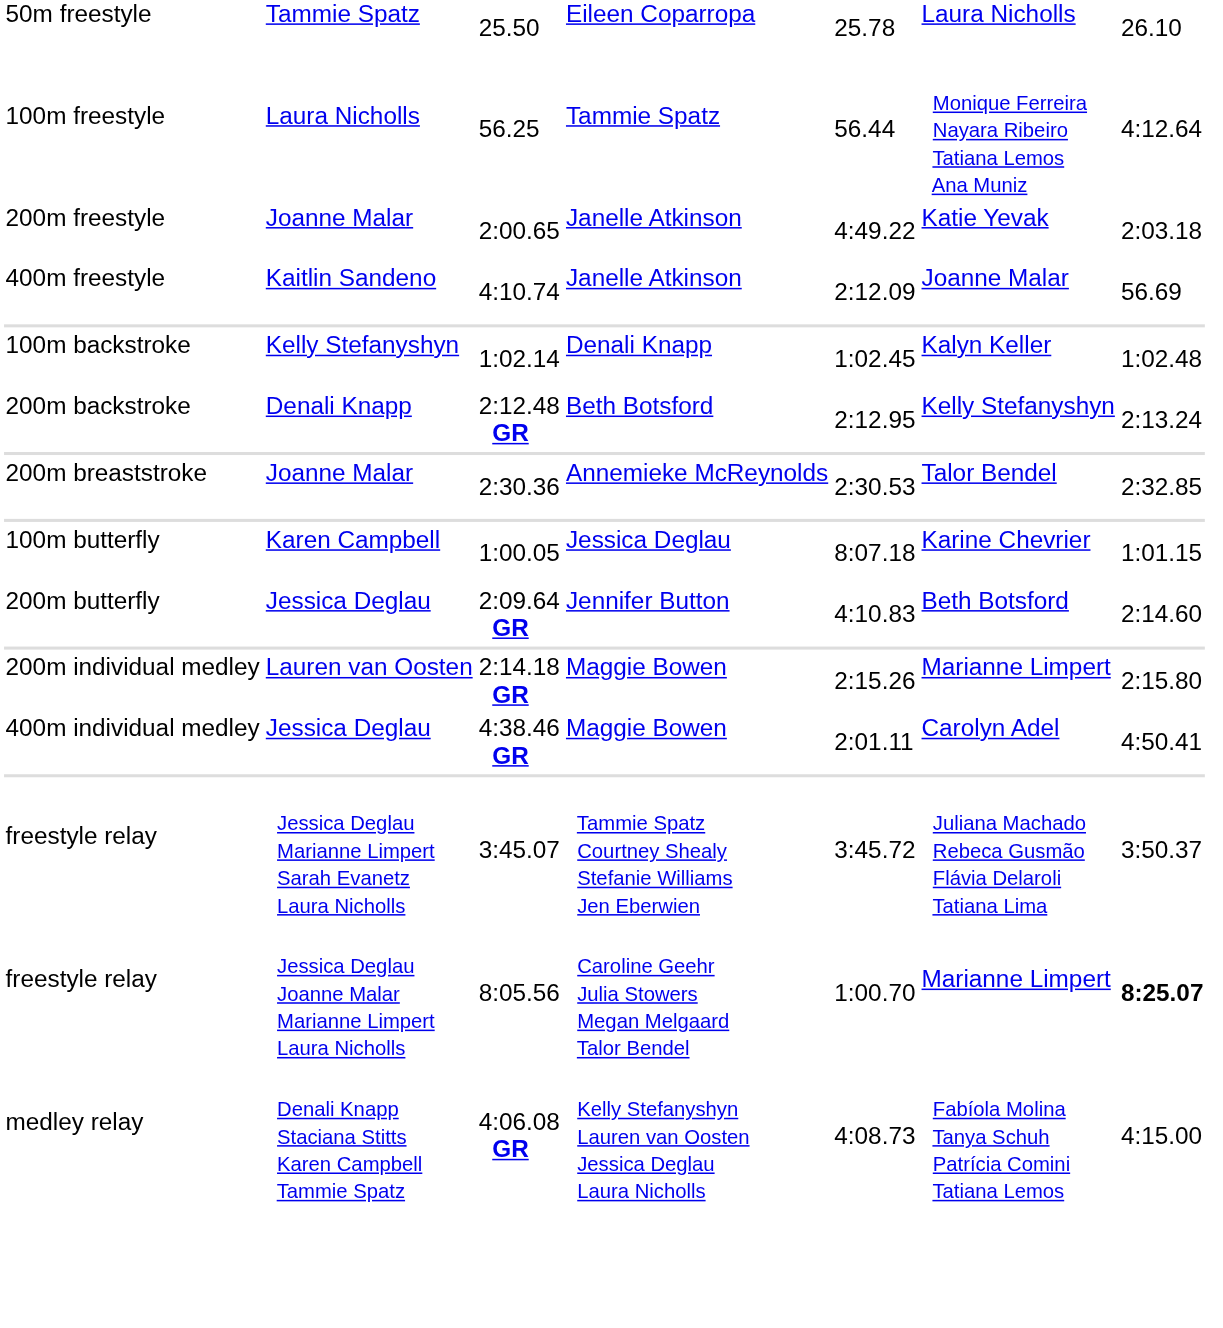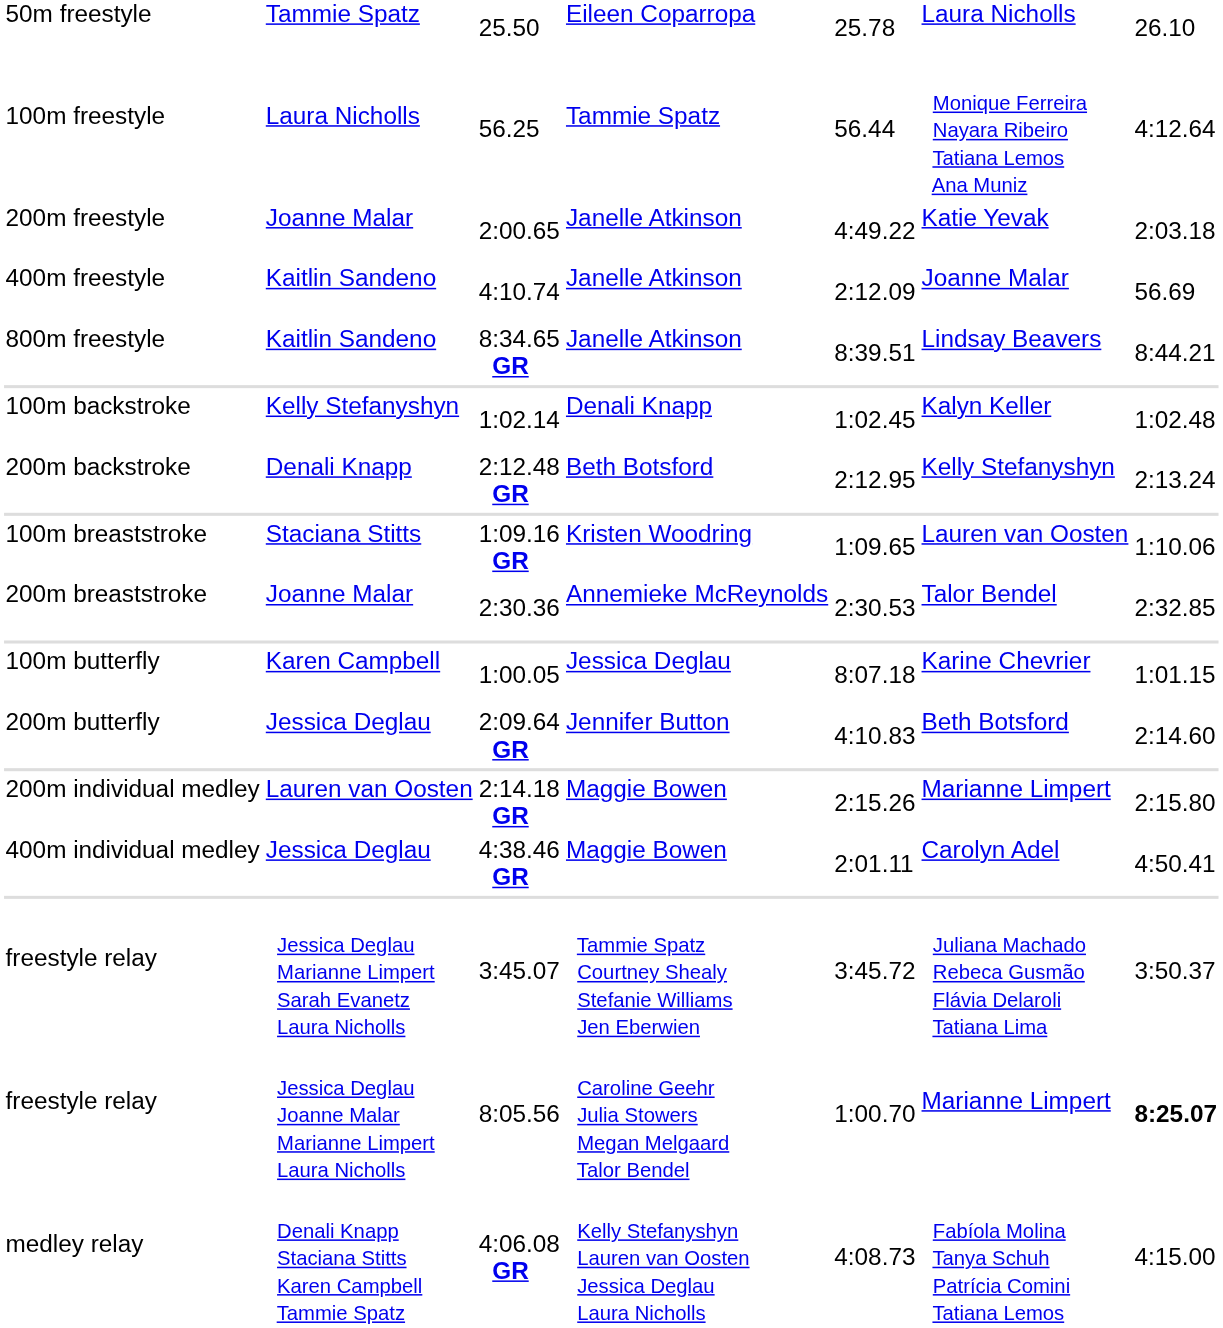+ row: (85, 352)
+ row: (106, 547)
